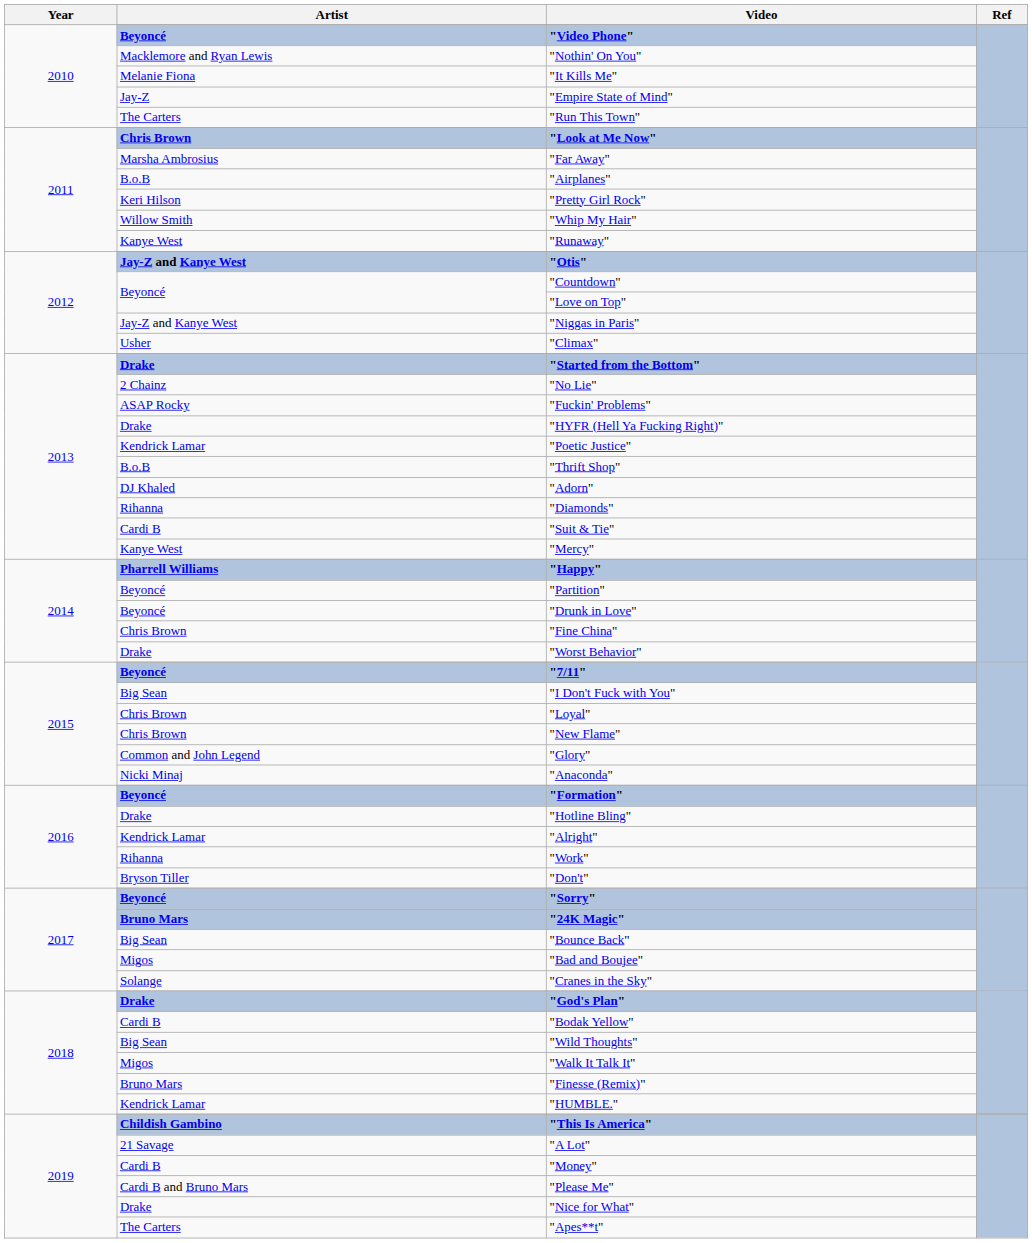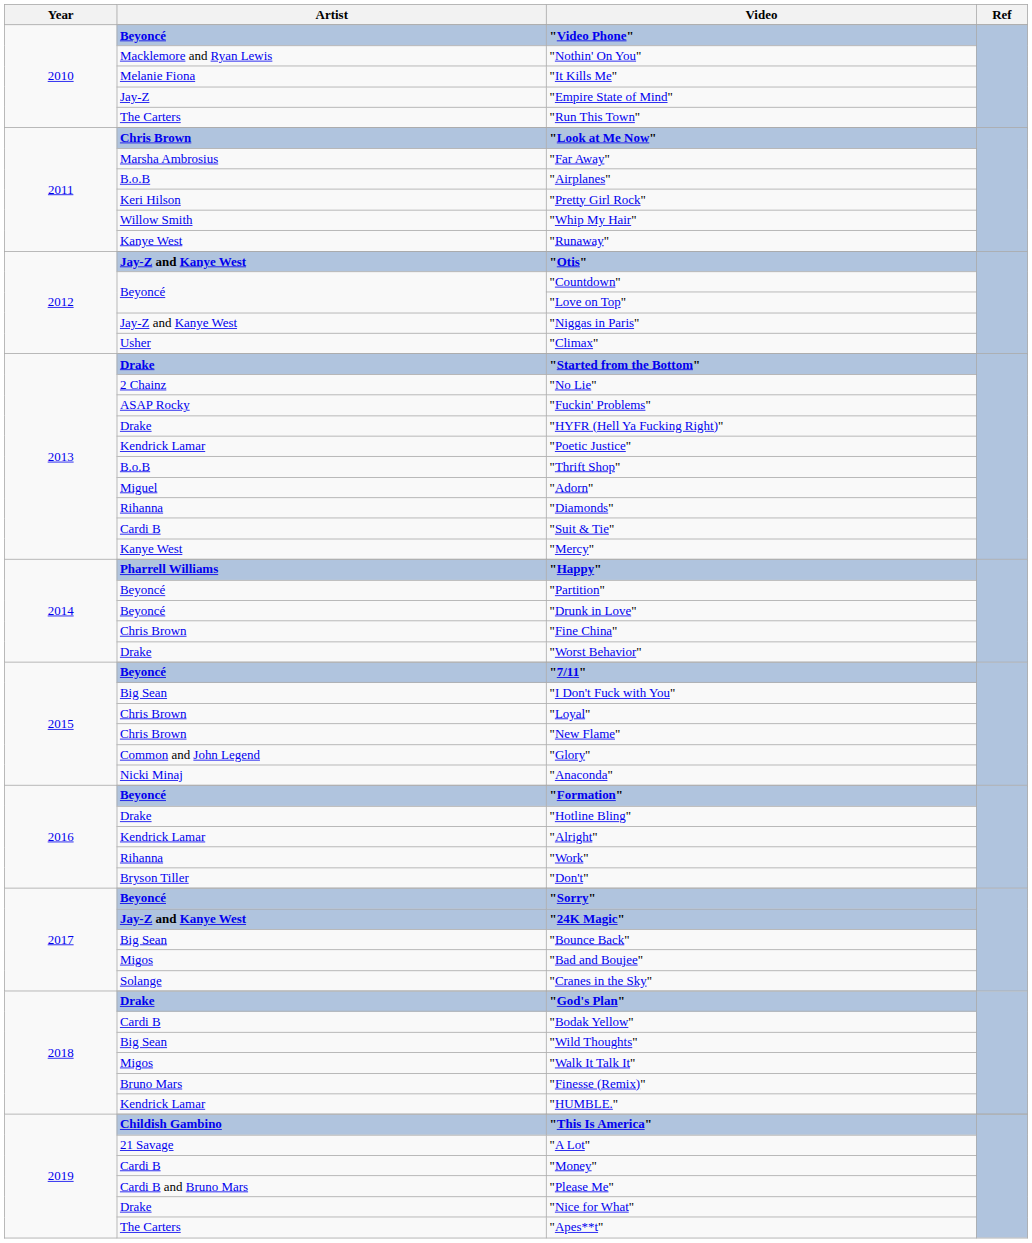(147, 487) DJ Khaled -> (139, 487) Miguel
(154, 919) Bruno Mars -> (183, 919) Jay-Z and Kanye West
